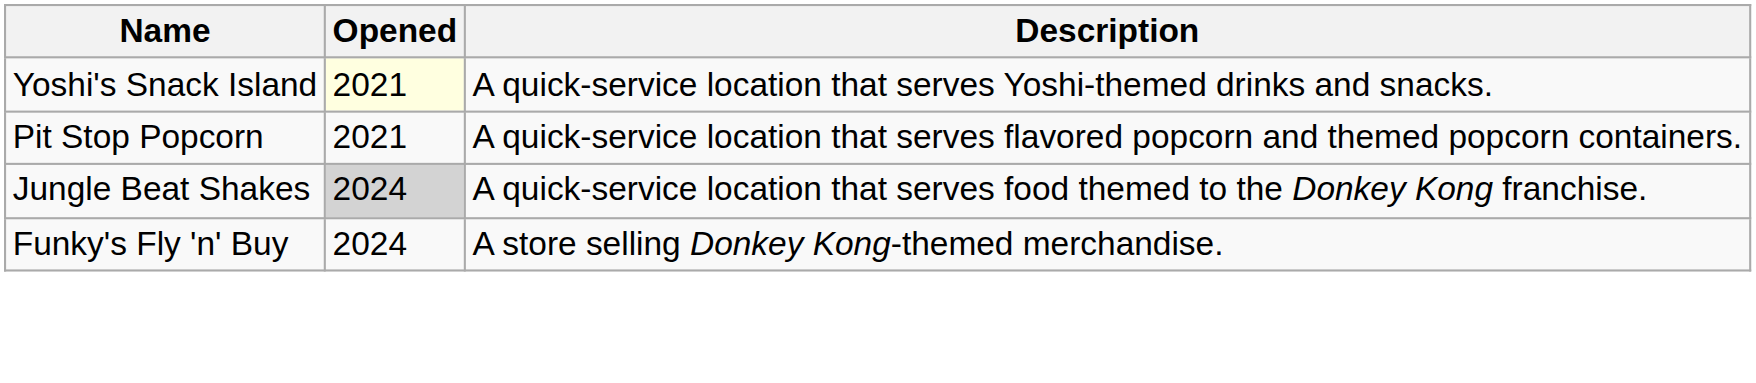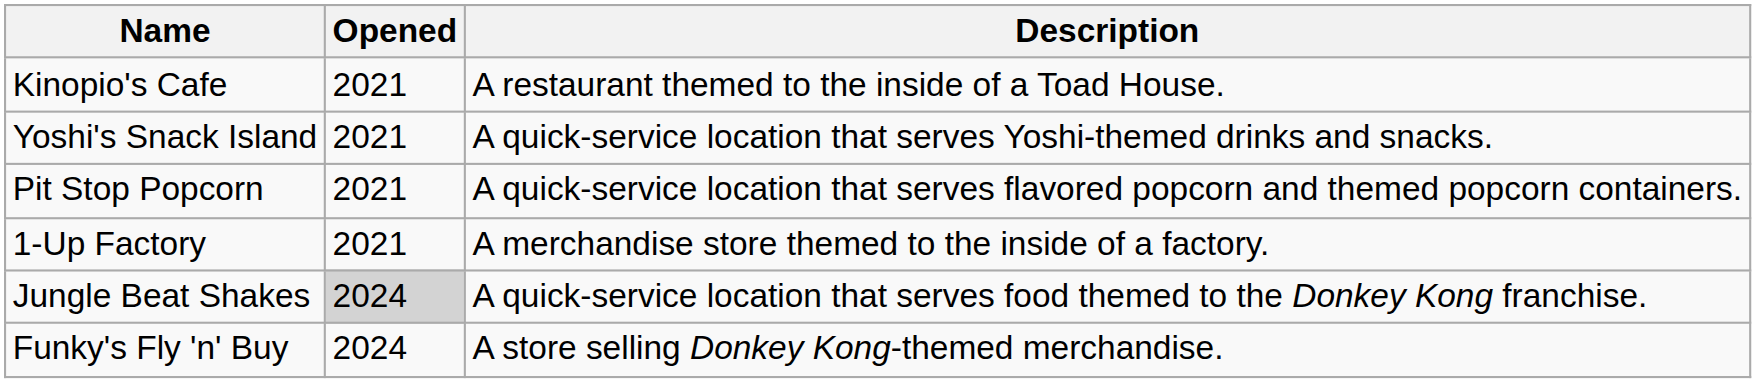+ row: (120, 84)
(370, 84) lightyellow background -> (370, 137) no background
+ row: (109, 243)
